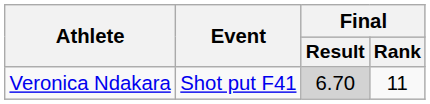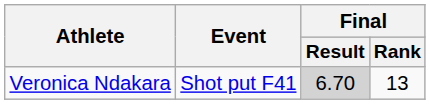(397, 83) 11 -> (397, 83) 13
